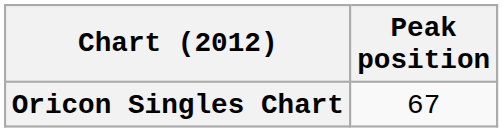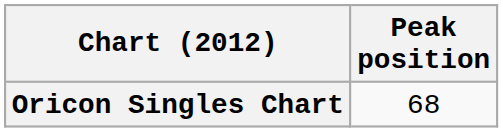(424, 105) 67 -> (424, 105) 68
